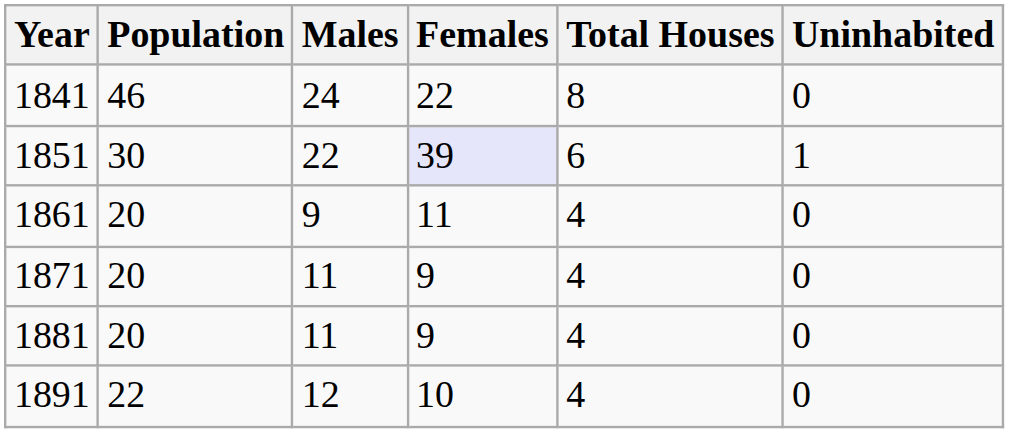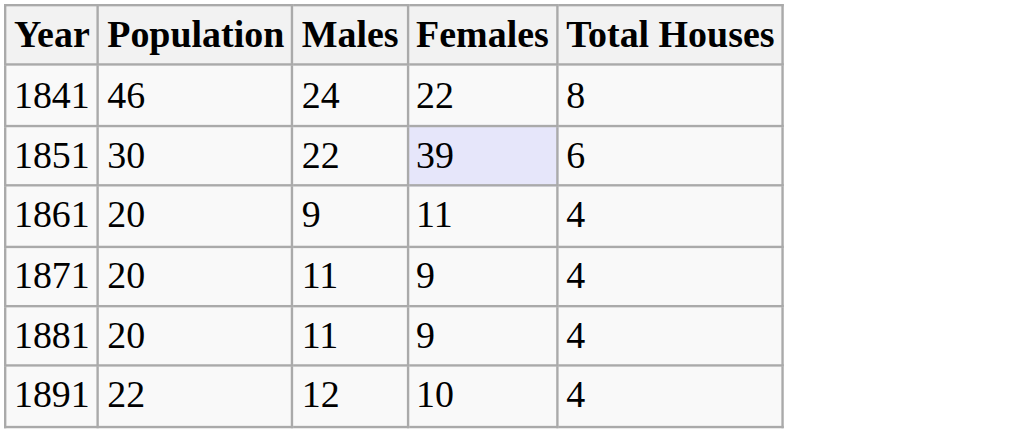- column: (893, 34)
